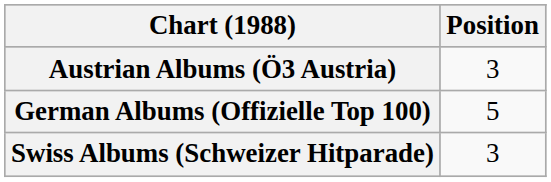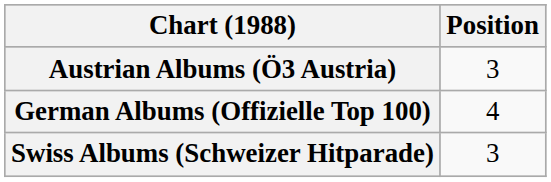(493, 111) 5 -> (493, 111) 4
